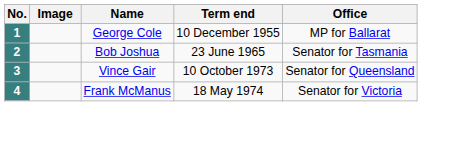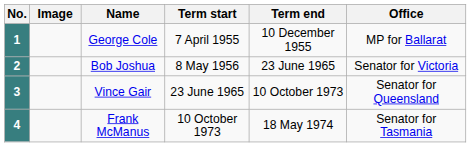+ column: (207, 14)
(350, 52) Senator for Tasmania -> (406, 66) Senator for Victoria
(350, 91) Senator for Victoria -> (406, 125) Senator for Tasmania
